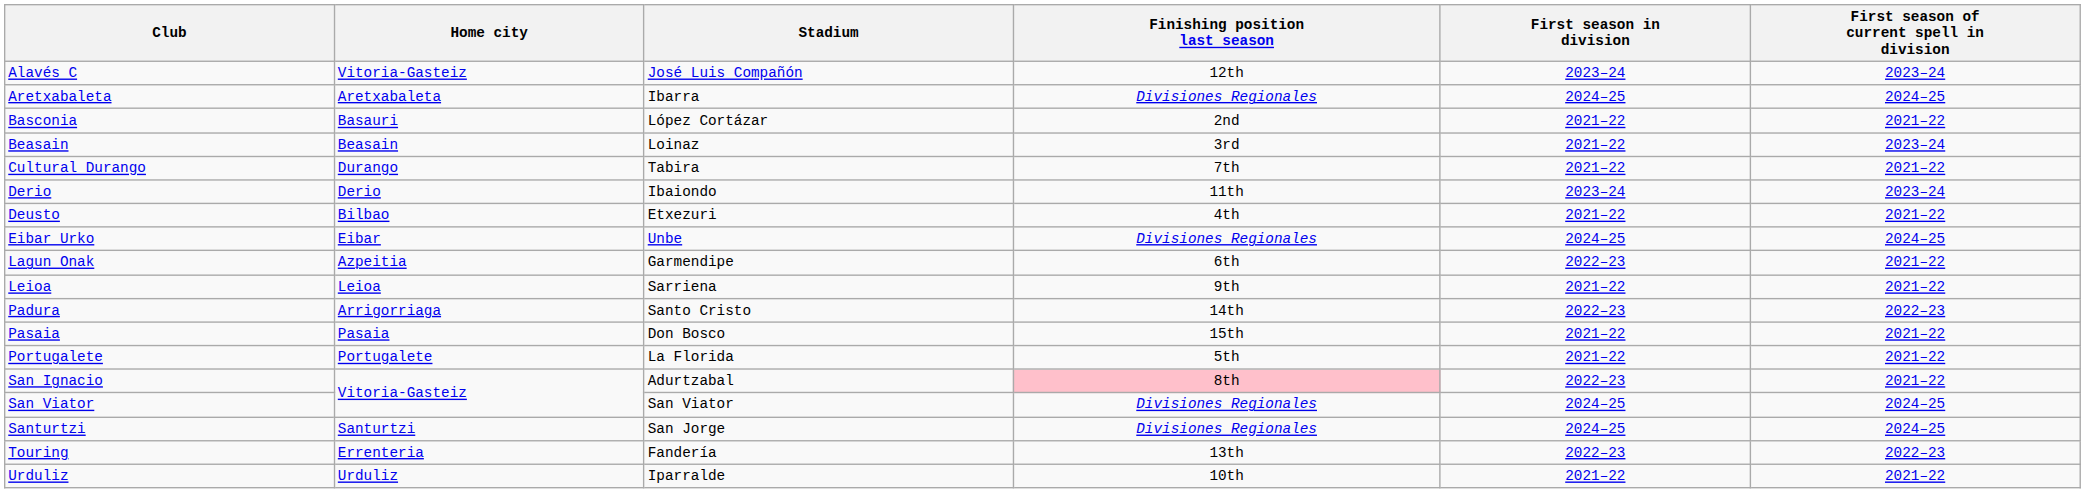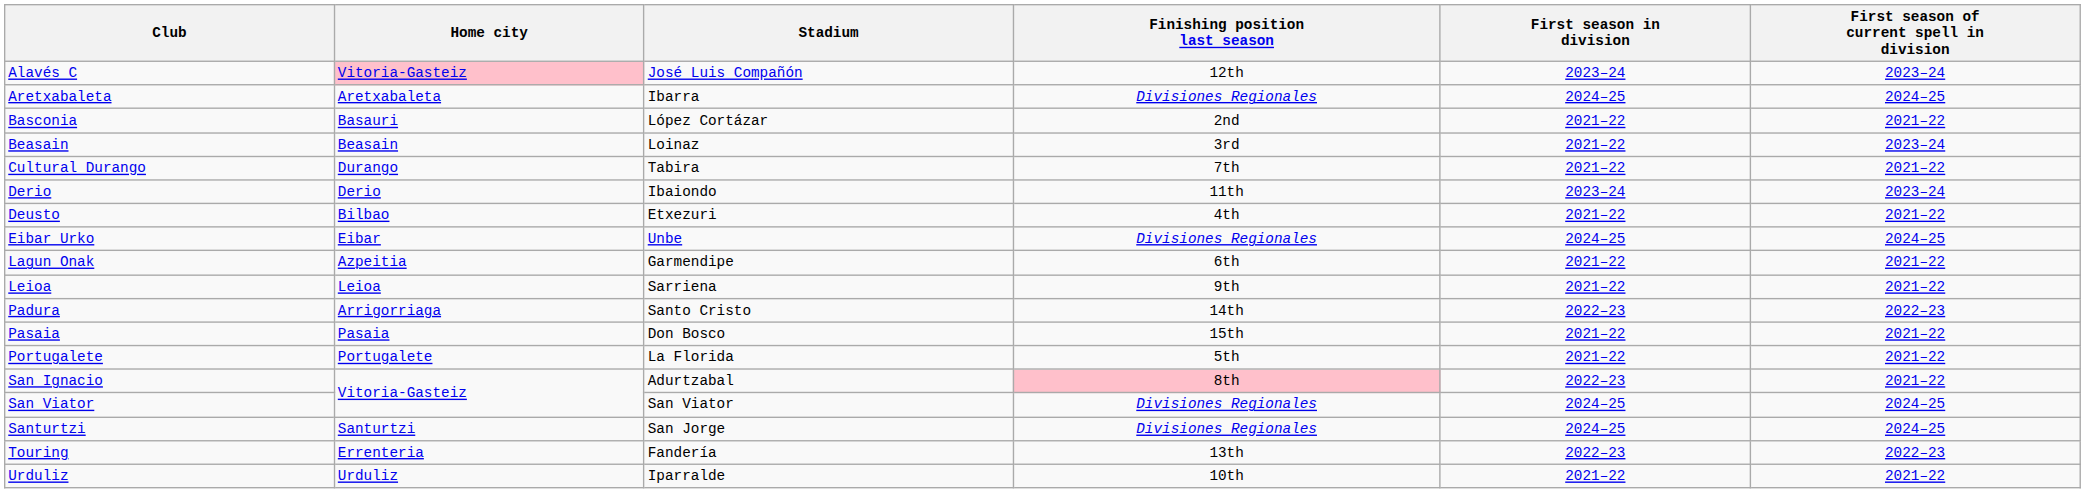(402, 74) no background -> (402, 74) pink background
(1595, 263) 2022–23 -> (1595, 263) 2021–22
